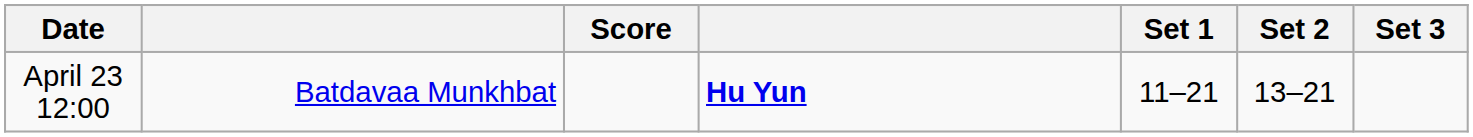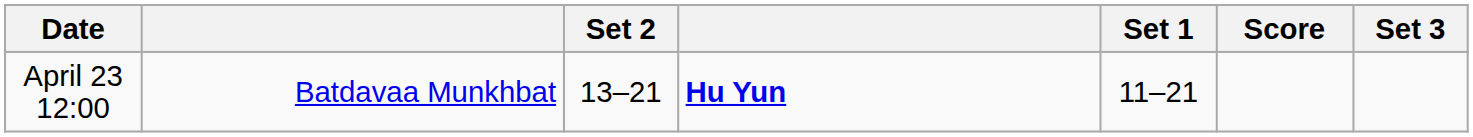columns swapped: (631, 29) <-> (1295, 29)
